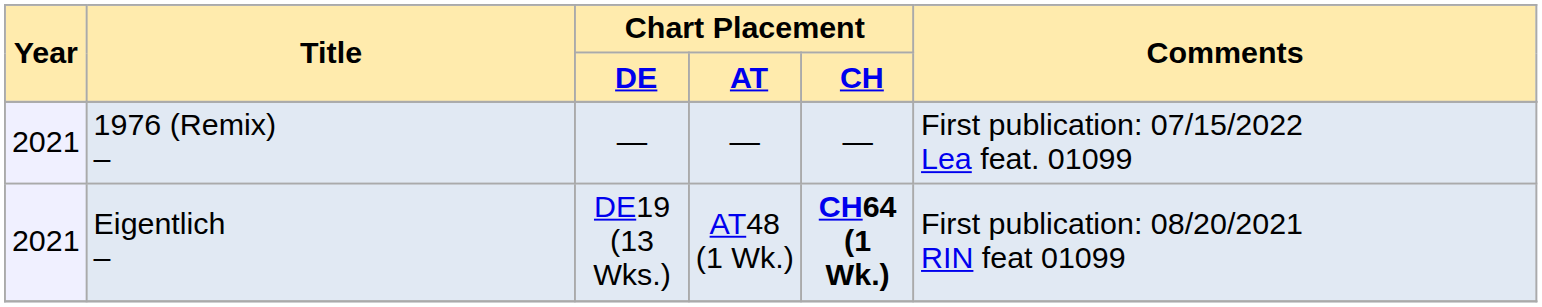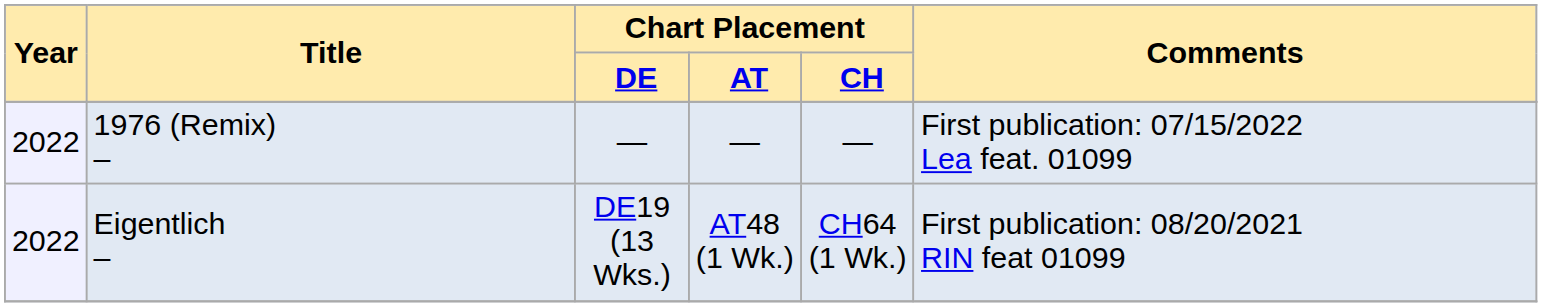(46, 142) 2021 -> (46, 142) 2022
(46, 241) 2021 -> (46, 241) 2022
(858, 241) bold -> (858, 241) normal
